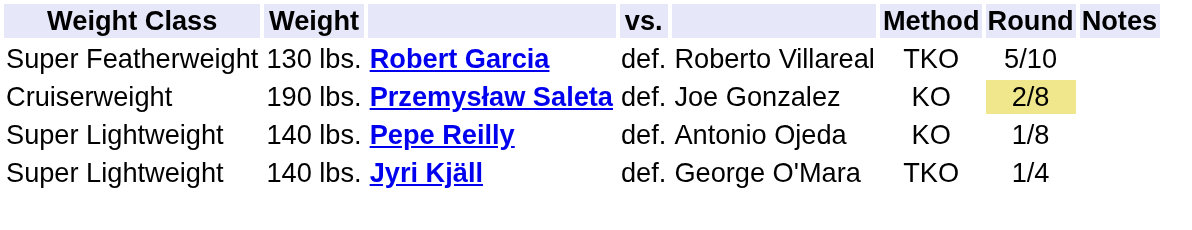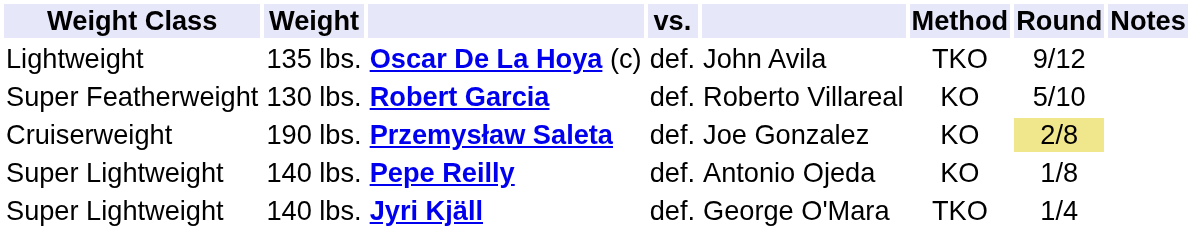+ row: (506, 59)
(931, 59) TKO -> (960, 97) KO
